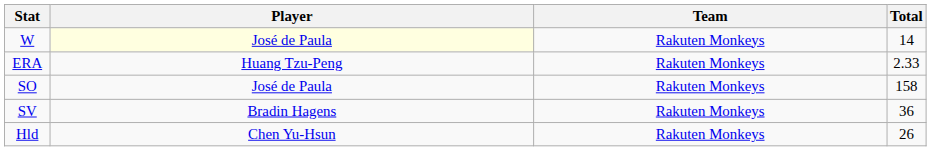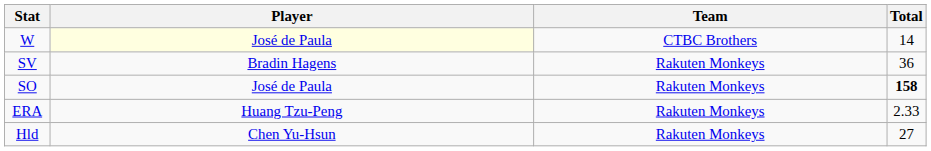(710, 39) Rakuten Monkeys -> (710, 39) CTBC Brothers
rows swapped: (27, 63) <-> (27, 110)
(906, 87) normal -> (906, 87) bold
(906, 134) 26 -> (906, 134) 27
